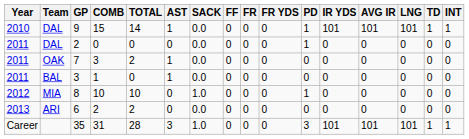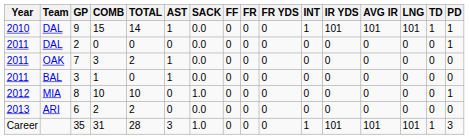columns swapped: (453, 12) <-> (311, 12)
